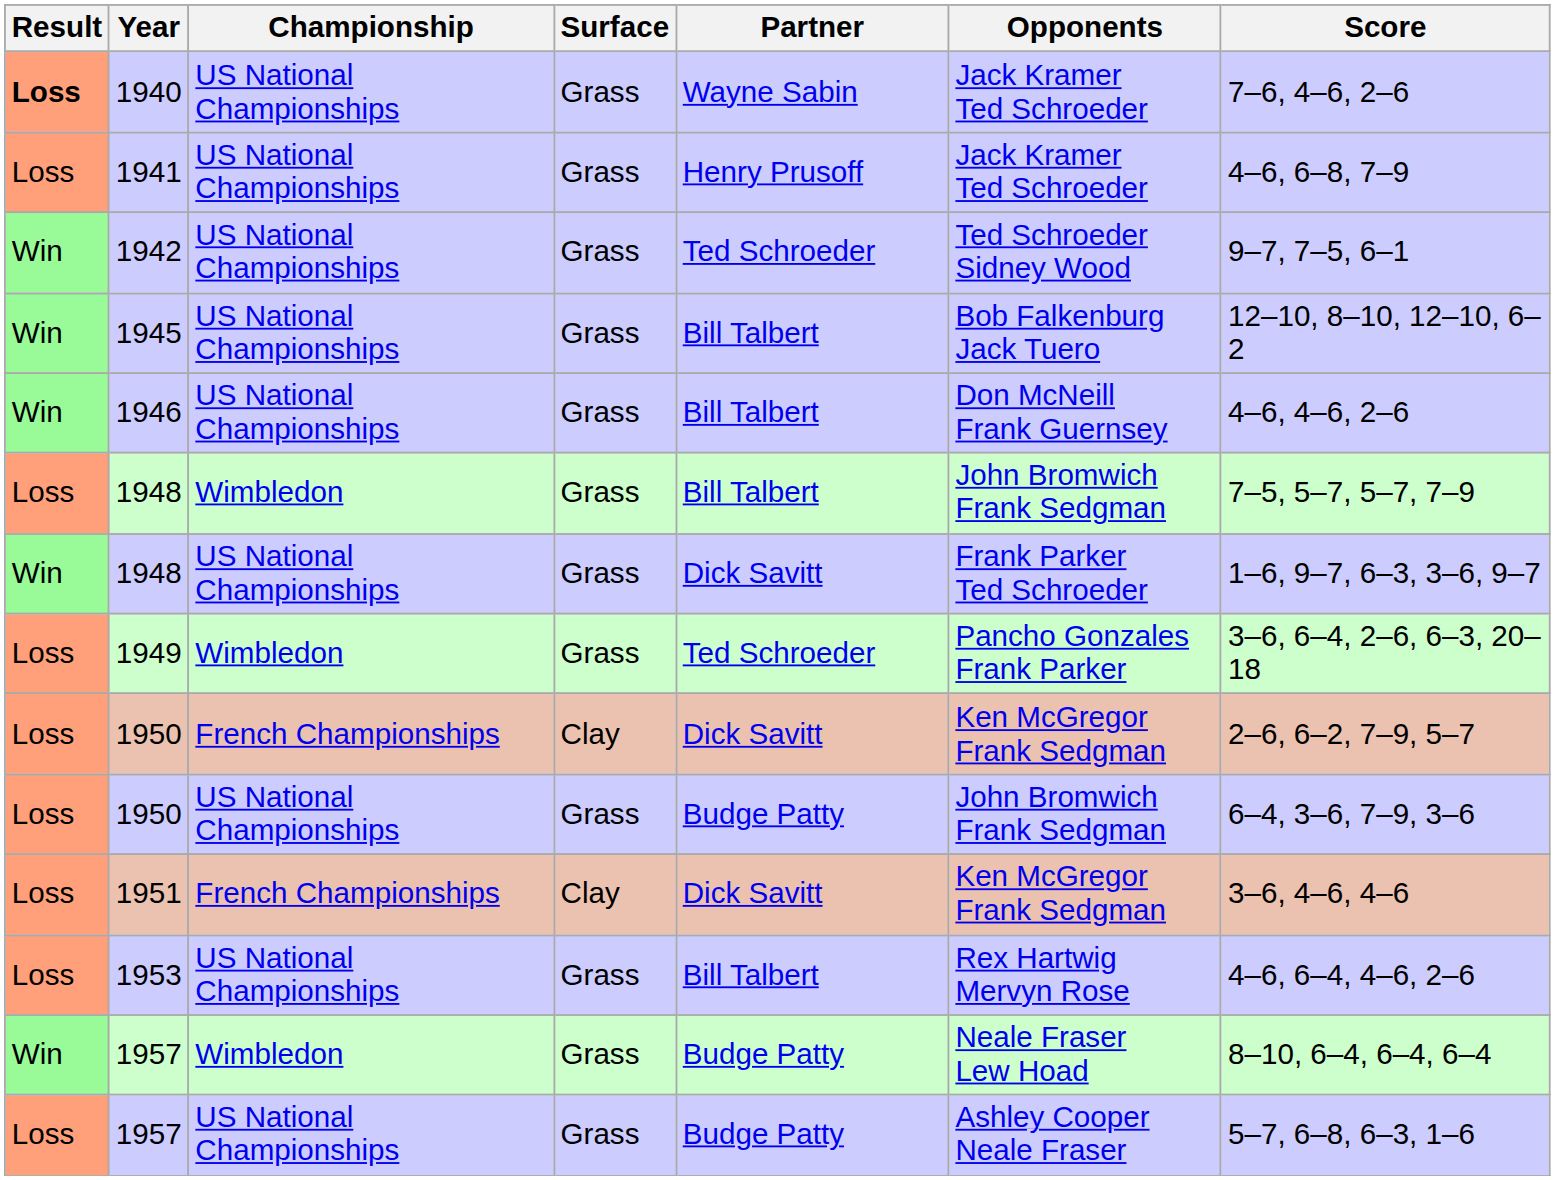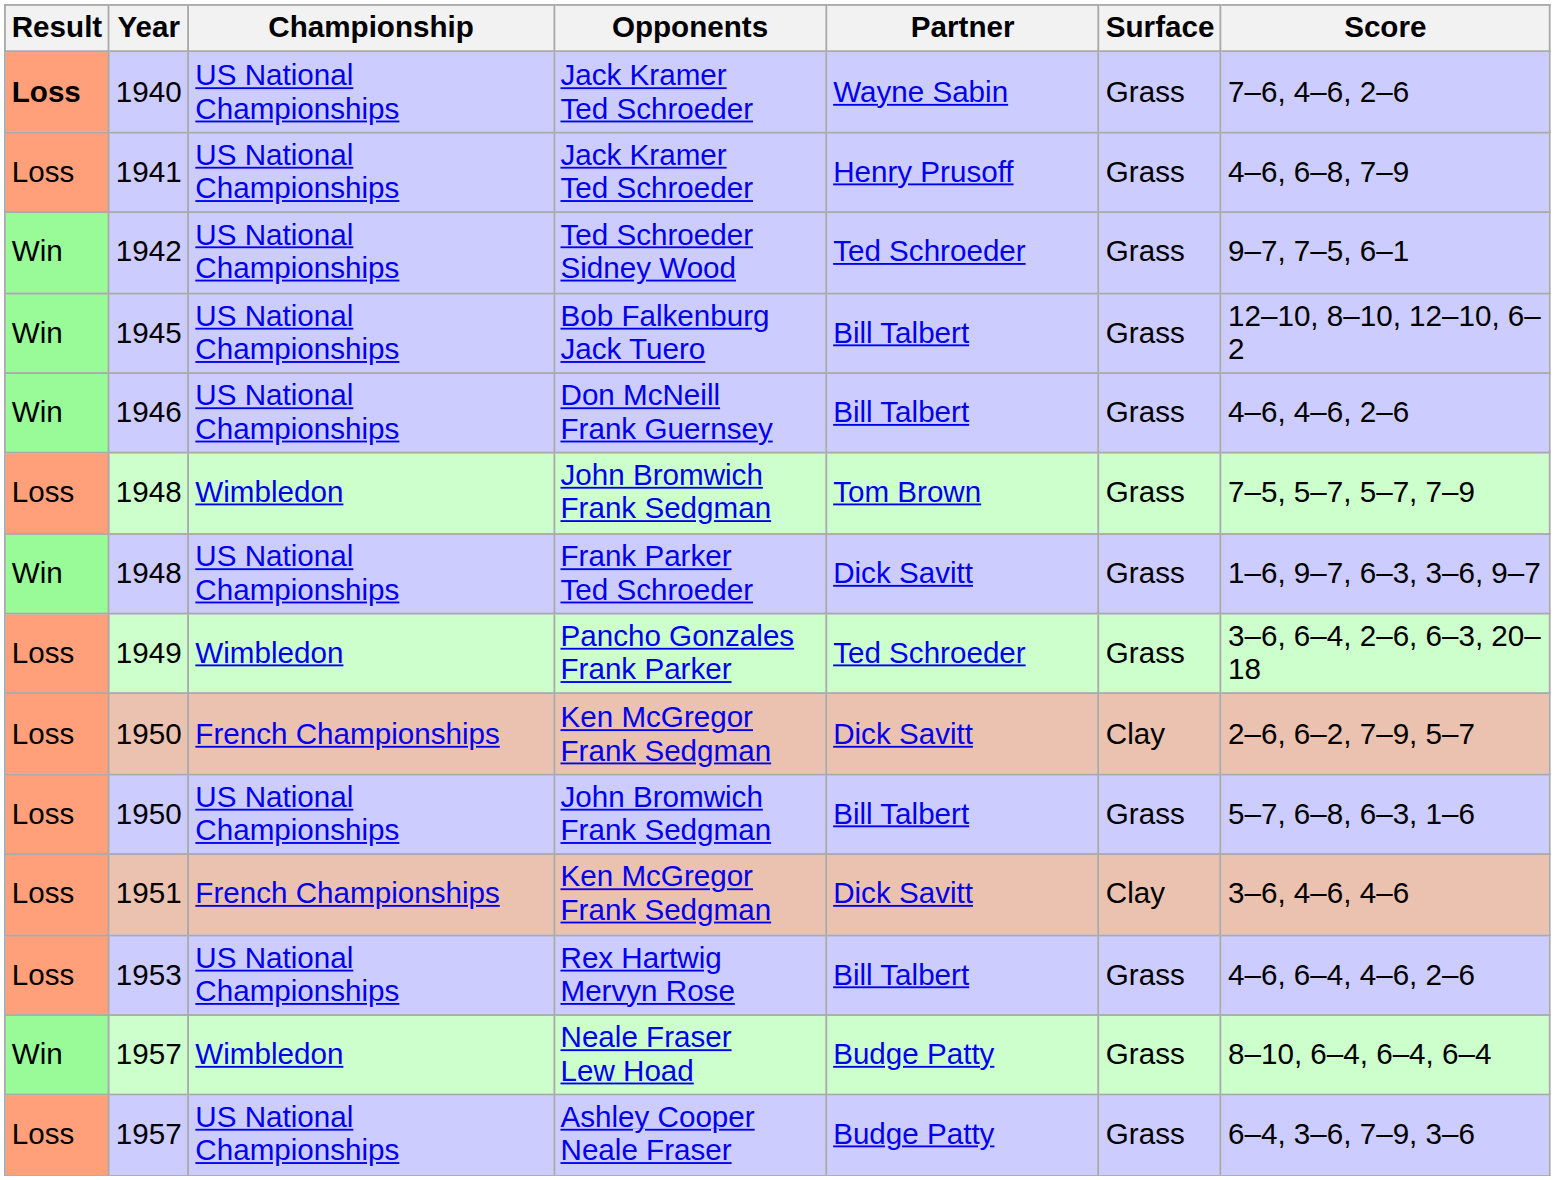columns swapped: (615, 27) <-> (1085, 27)
(751, 492) Bill Talbert -> (907, 492) Tom Brown
(763, 813) Budge Patty -> (901, 813) Bill Talbert
(1351, 813) 6–4, 3–6, 7–9, 3–6 -> (1351, 813) 5–7, 6–8, 6–3, 1–6
(1351, 1134) 5–7, 6–8, 6–3, 1–6 -> (1351, 1134) 6–4, 3–6, 7–9, 3–6
